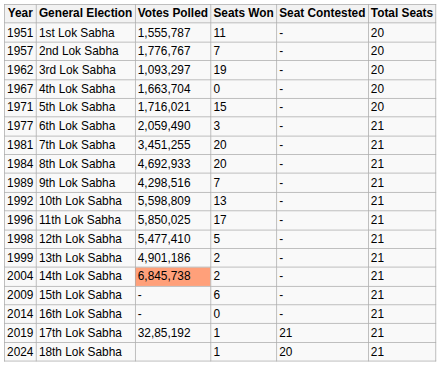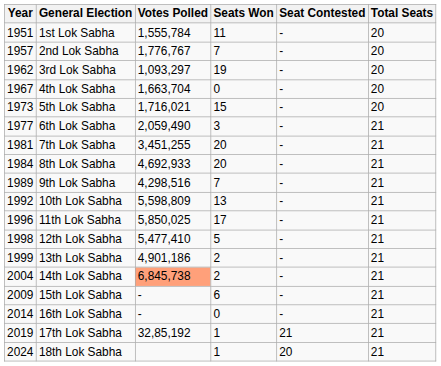(164, 32) 1,555,787 -> (164, 32) 1,555,784
(20, 107) 1971 -> (20, 107) 1973
